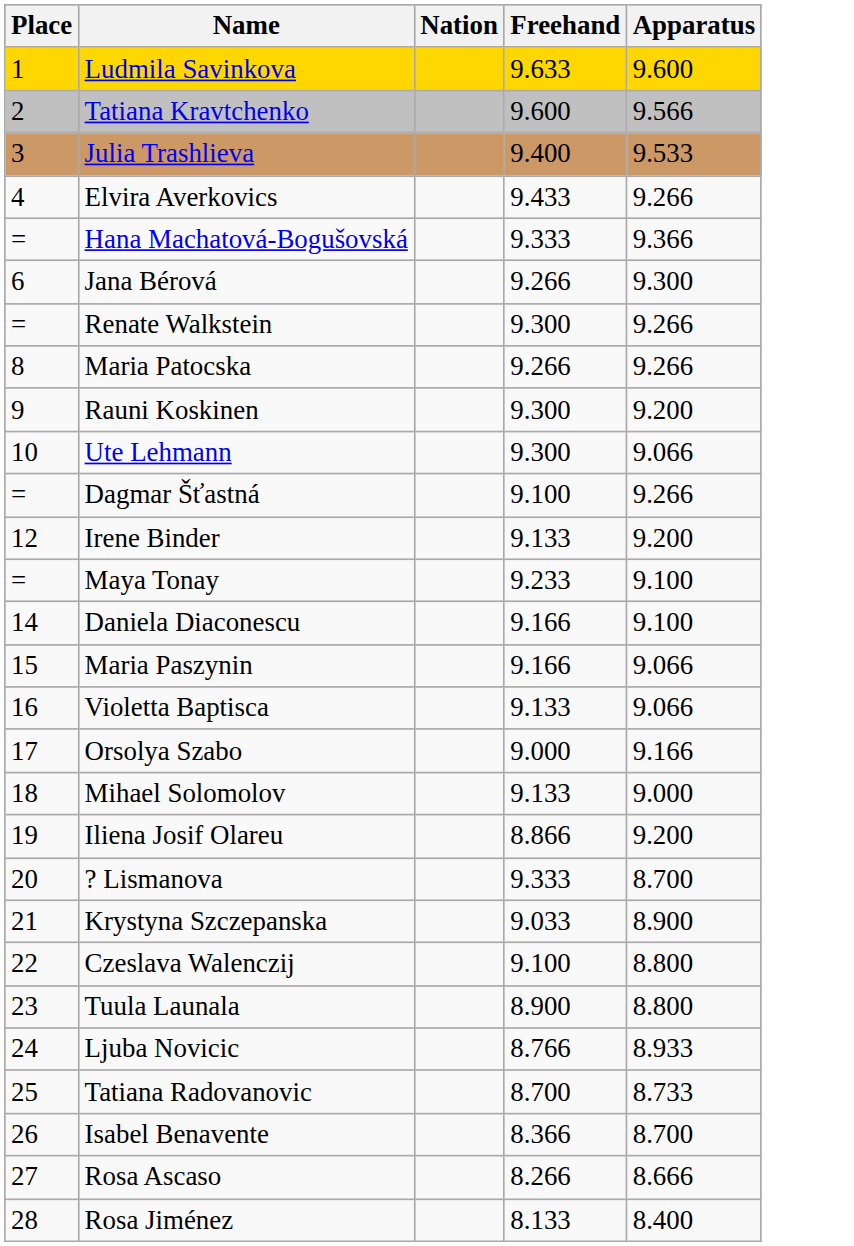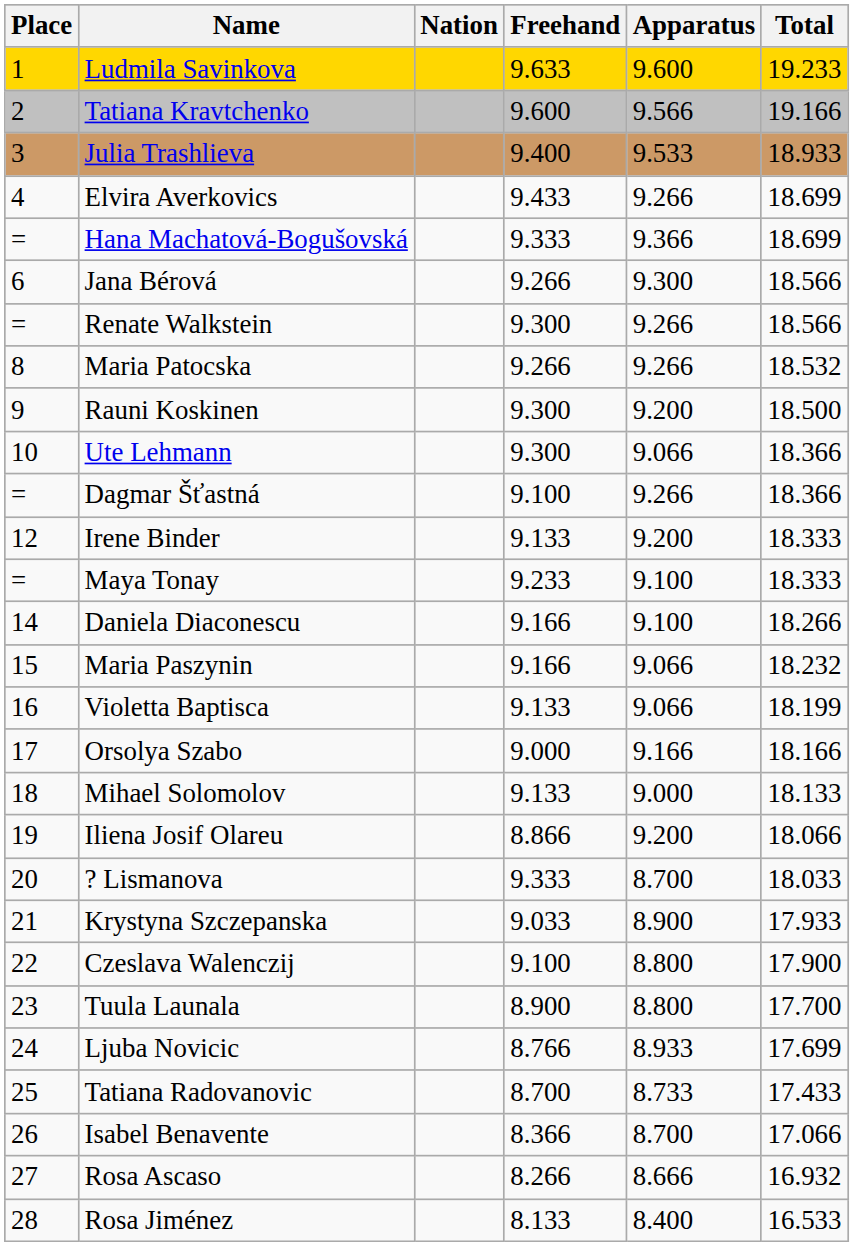+ column: (805, 25)
